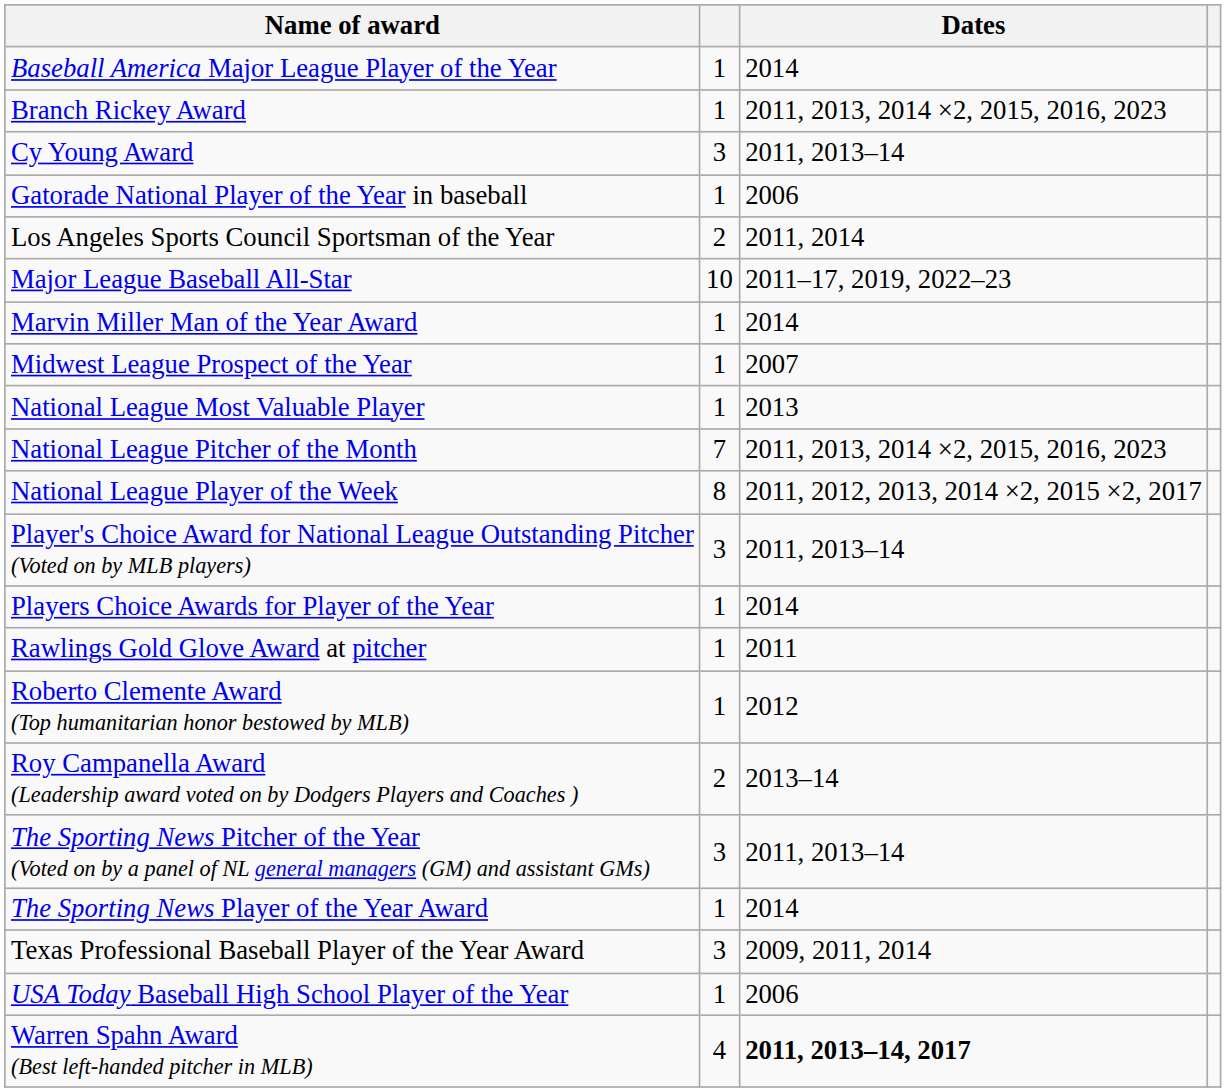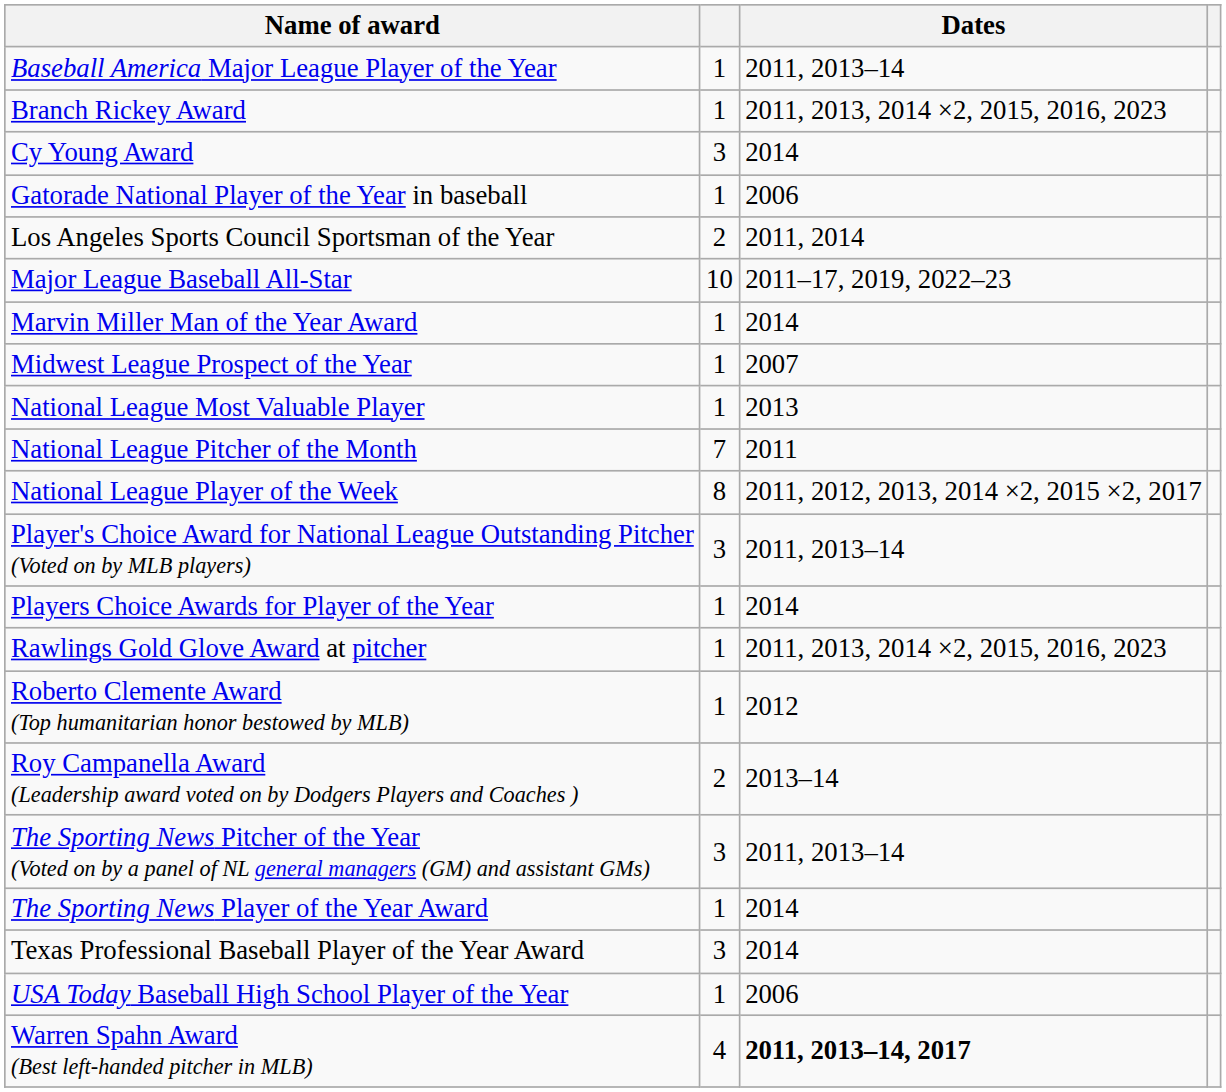(772, 68) 2014 -> (825, 68) 2011, 2013–14
(825, 152) 2011, 2013–14 -> (772, 152) 2014
(956, 449) 2011, 2013, 2014 ×2, 2015, 2016, 2023 -> (771, 449) 2011
(771, 649) 2011 -> (956, 649) 2011, 2013, 2014 ×2, 2015, 2016, 2023
(838, 951) 2009, 2011, 2014 -> (772, 951) 2014
